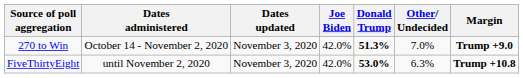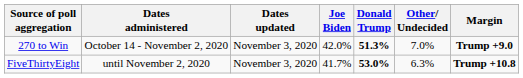(337, 64) 42.0% -> (337, 64) 41.7%
